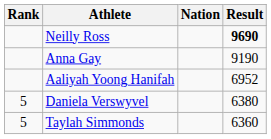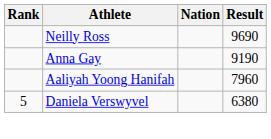(245, 36) bold -> (245, 36) normal
(245, 79) 6952 -> (245, 79) 7960
- row: (95, 123)
